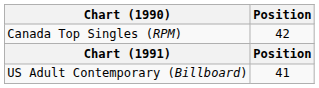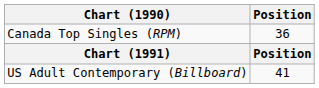(282, 34) 42 -> (282, 34) 36
